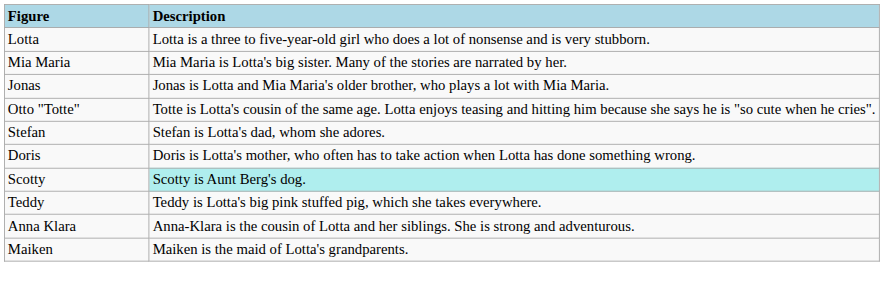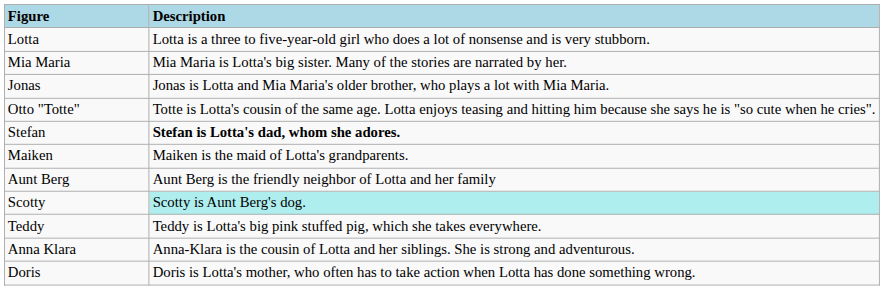(269, 132) normal -> (276, 132) bold
rows swapped: (24, 156) <-> (30, 249)
+ row: (39, 179)
